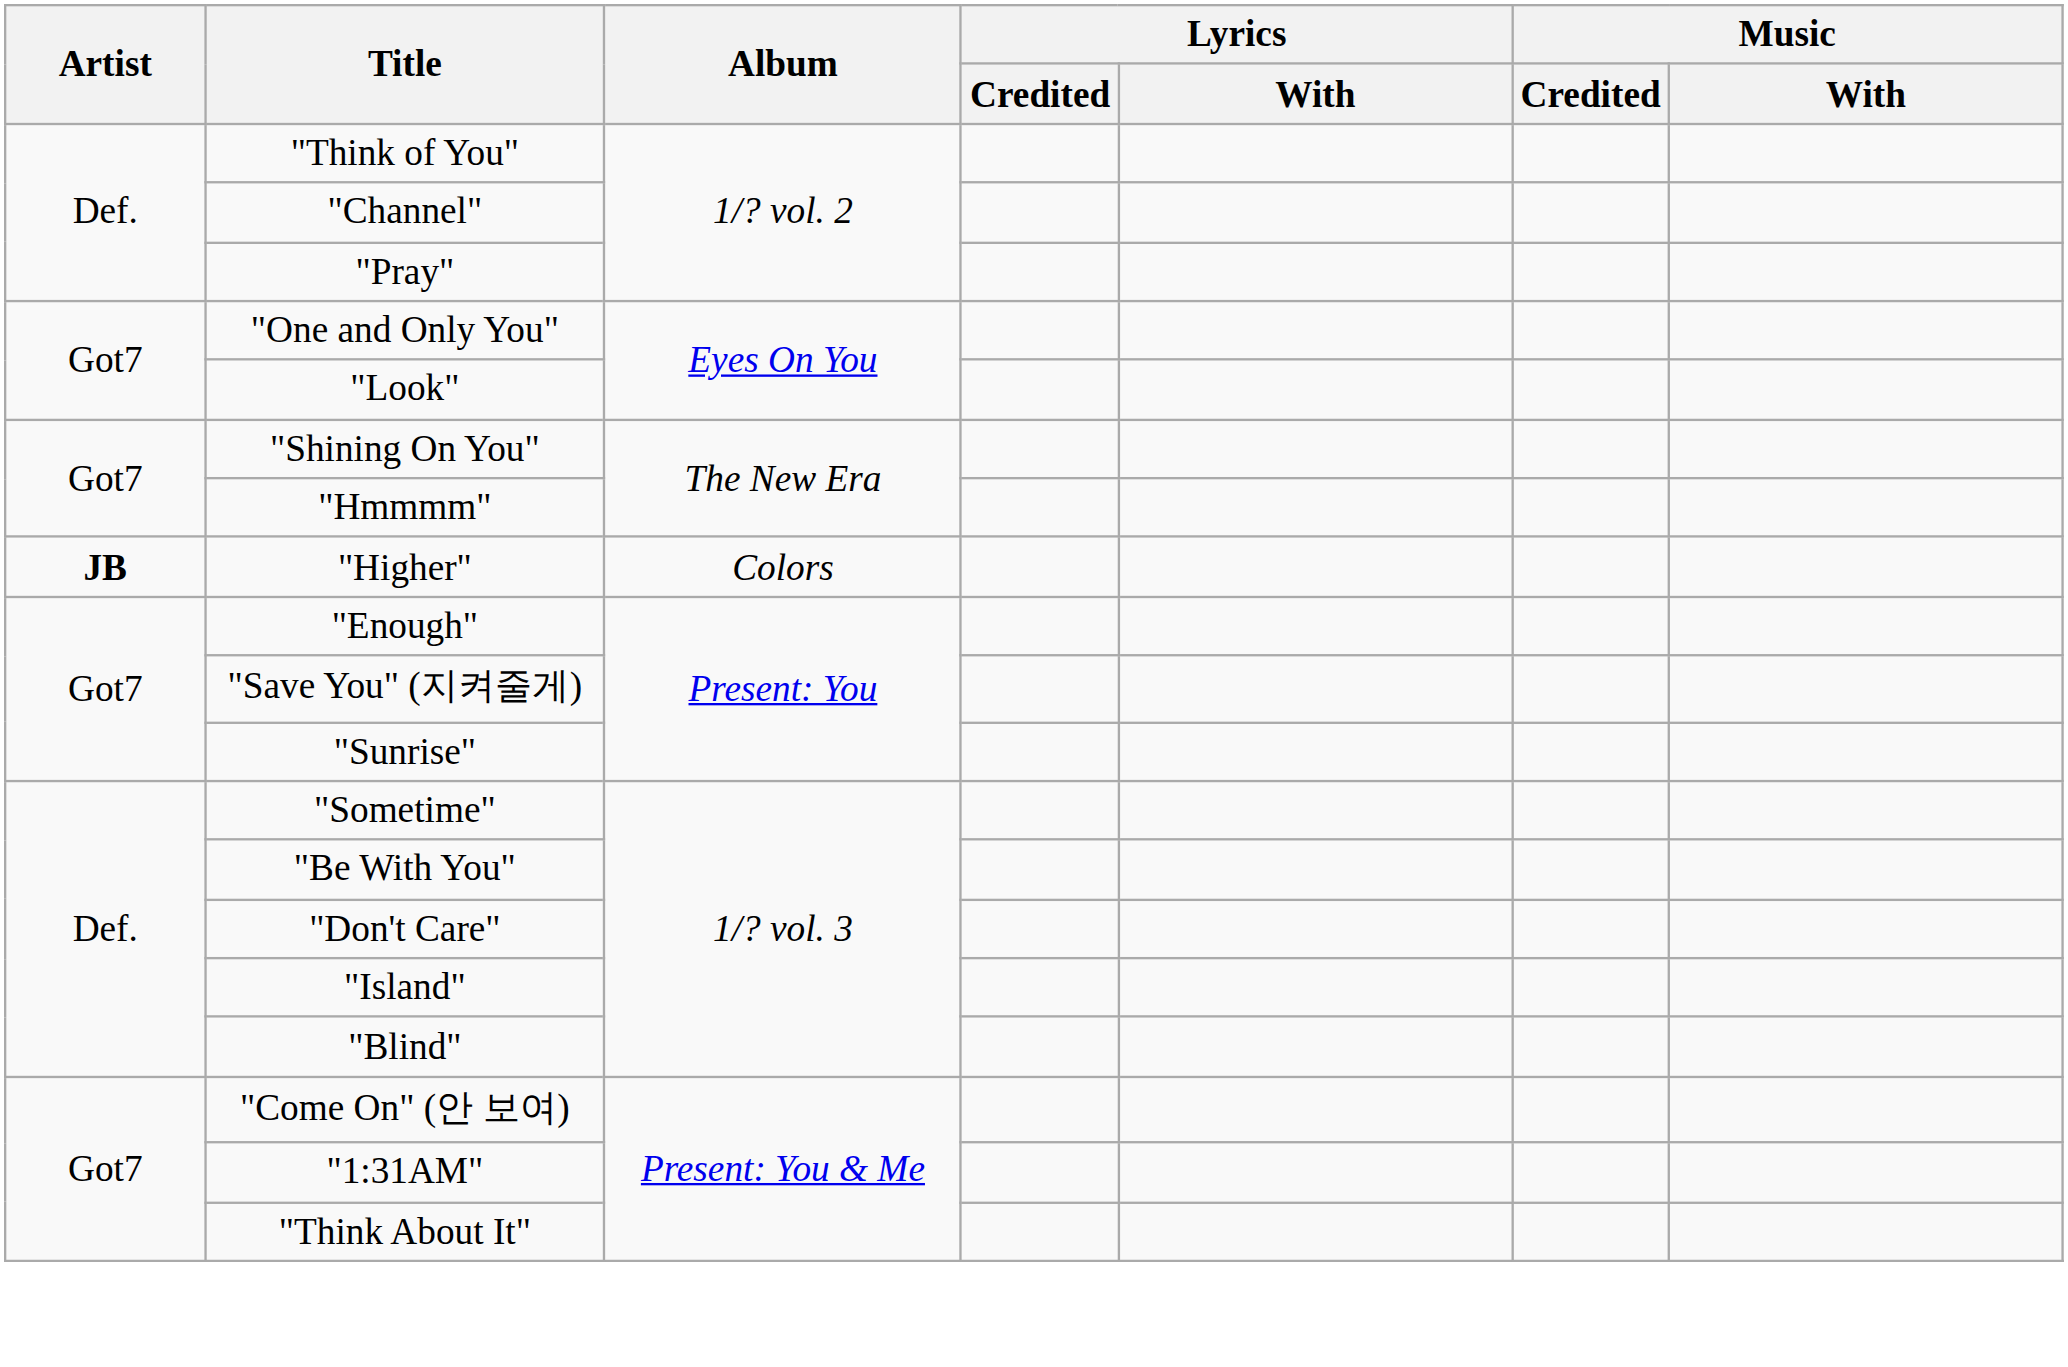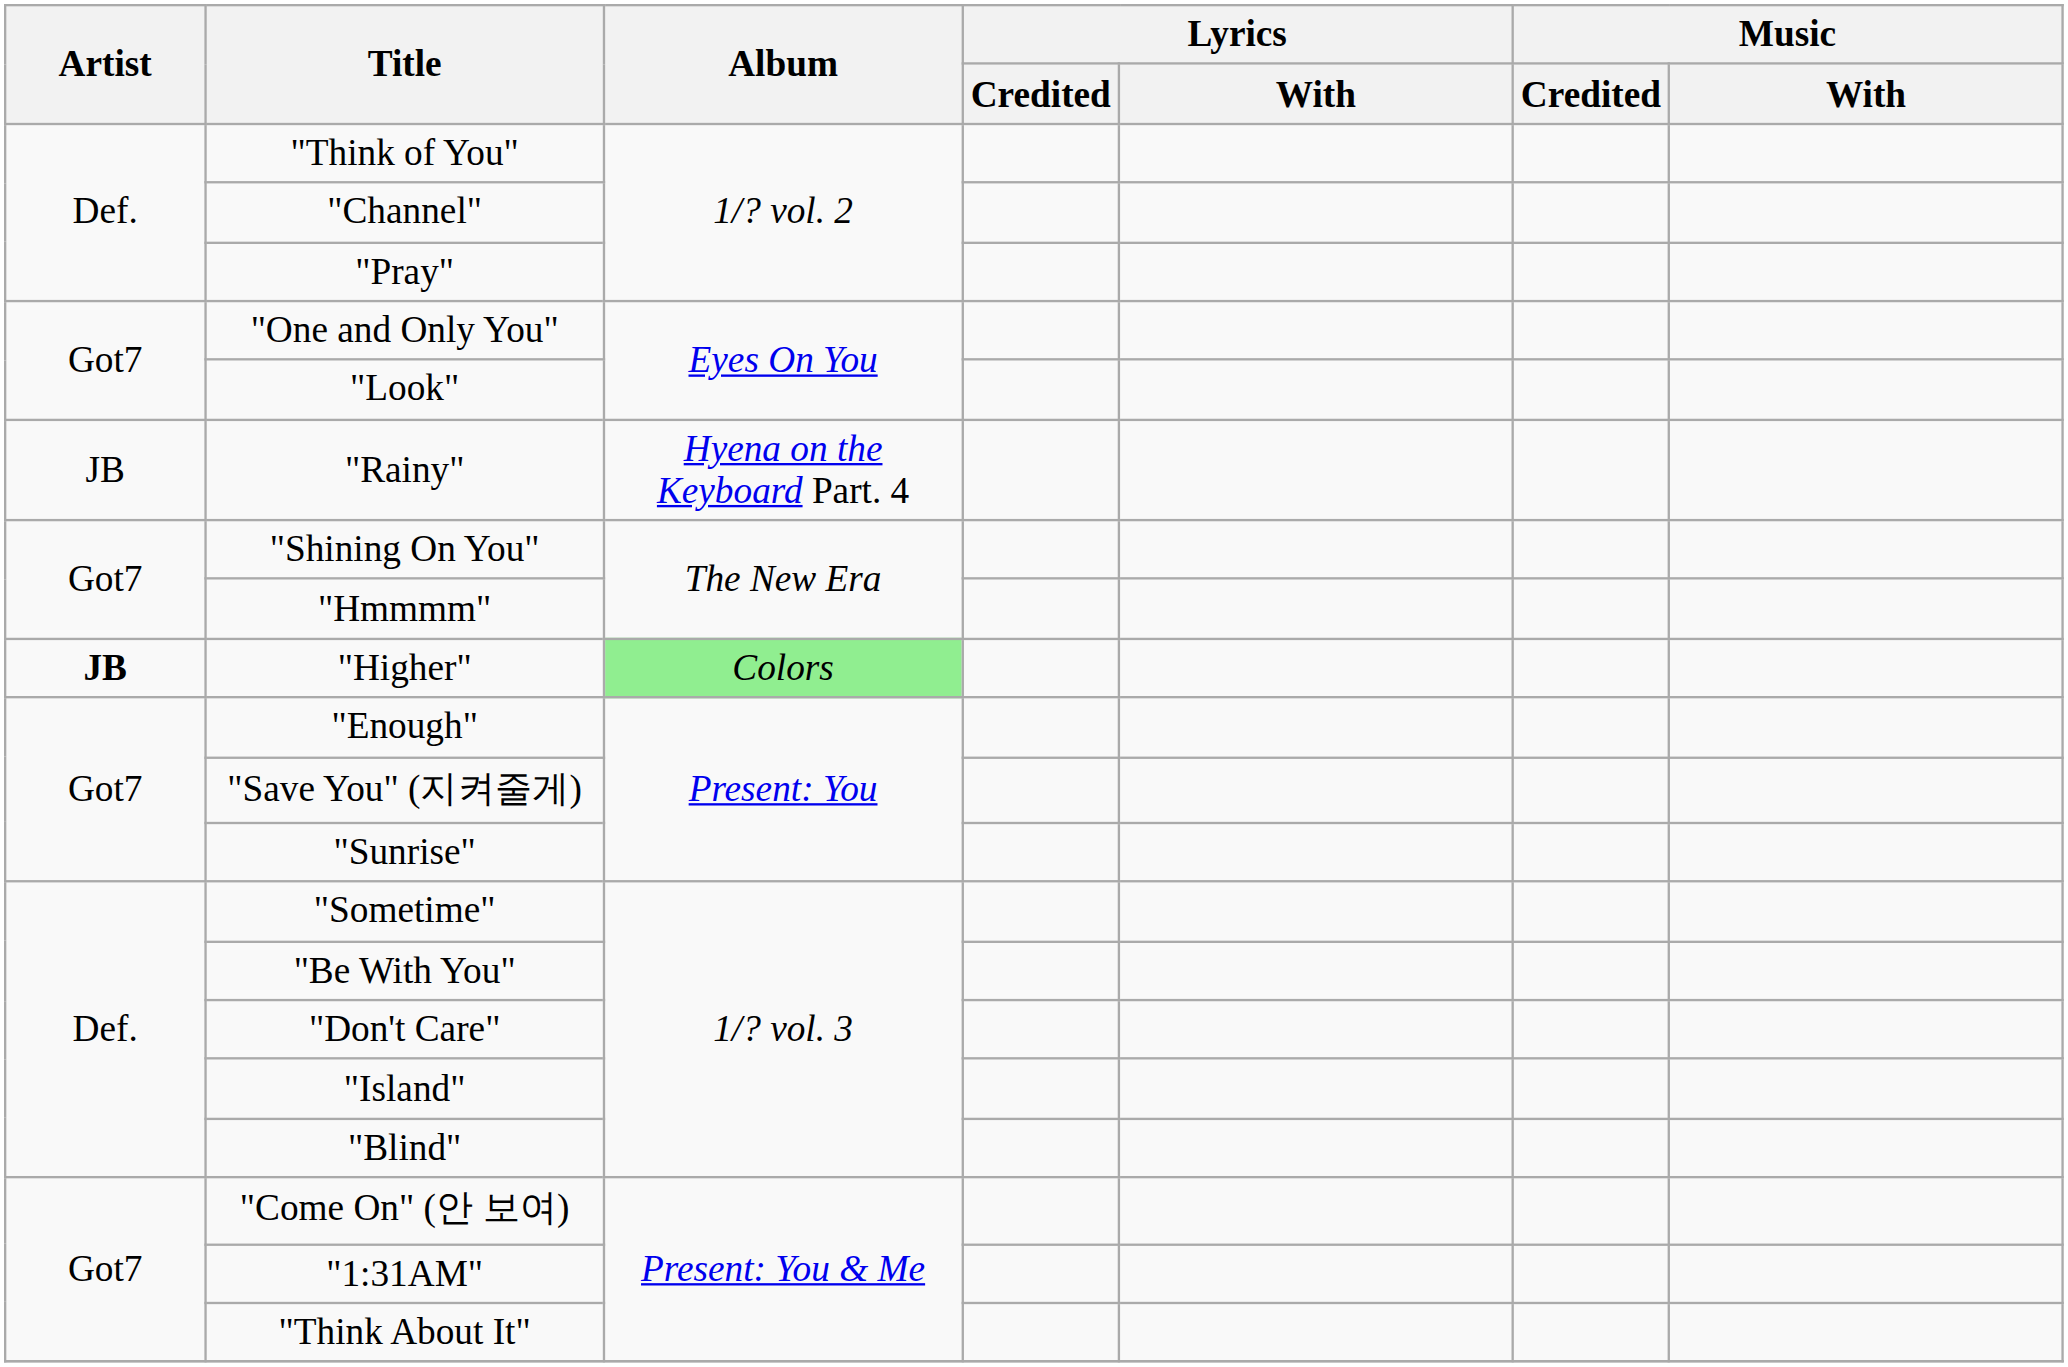+ row: (405, 468)
(783, 566) no background -> (783, 667) lightgreen background
